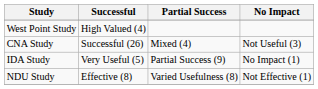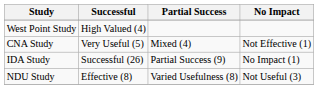(112, 44) Successful (26) -> (112, 44) Very Useful (5)
(272, 44) Not Useful (3) -> (277, 44) Not Effective (1)
(112, 60) Very Useful (5) -> (112, 60) Successful (26)
(277, 76) Not Effective (1) -> (272, 76) Not Useful (3)
